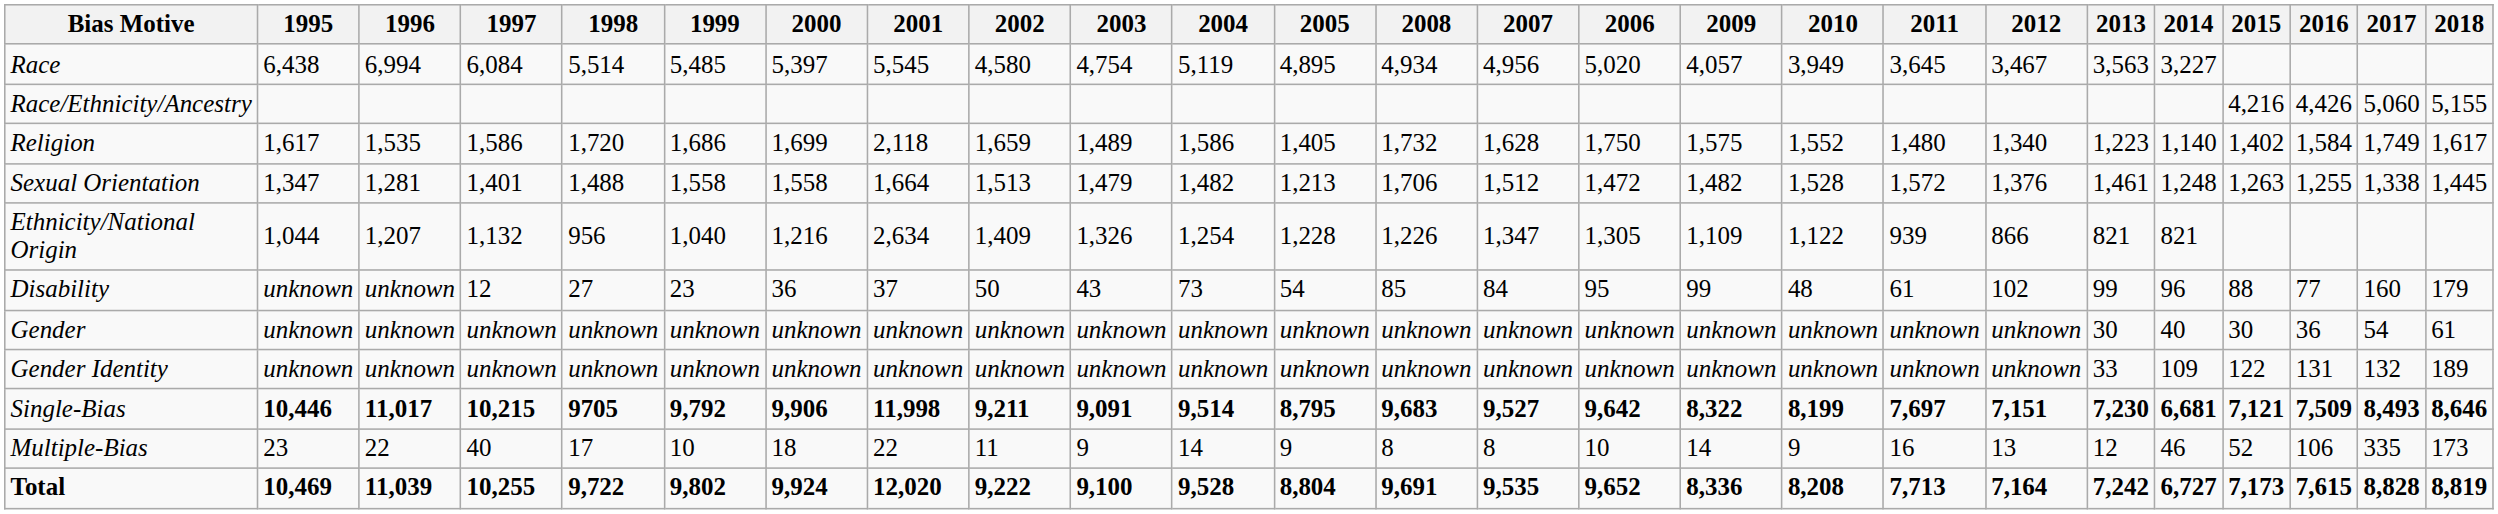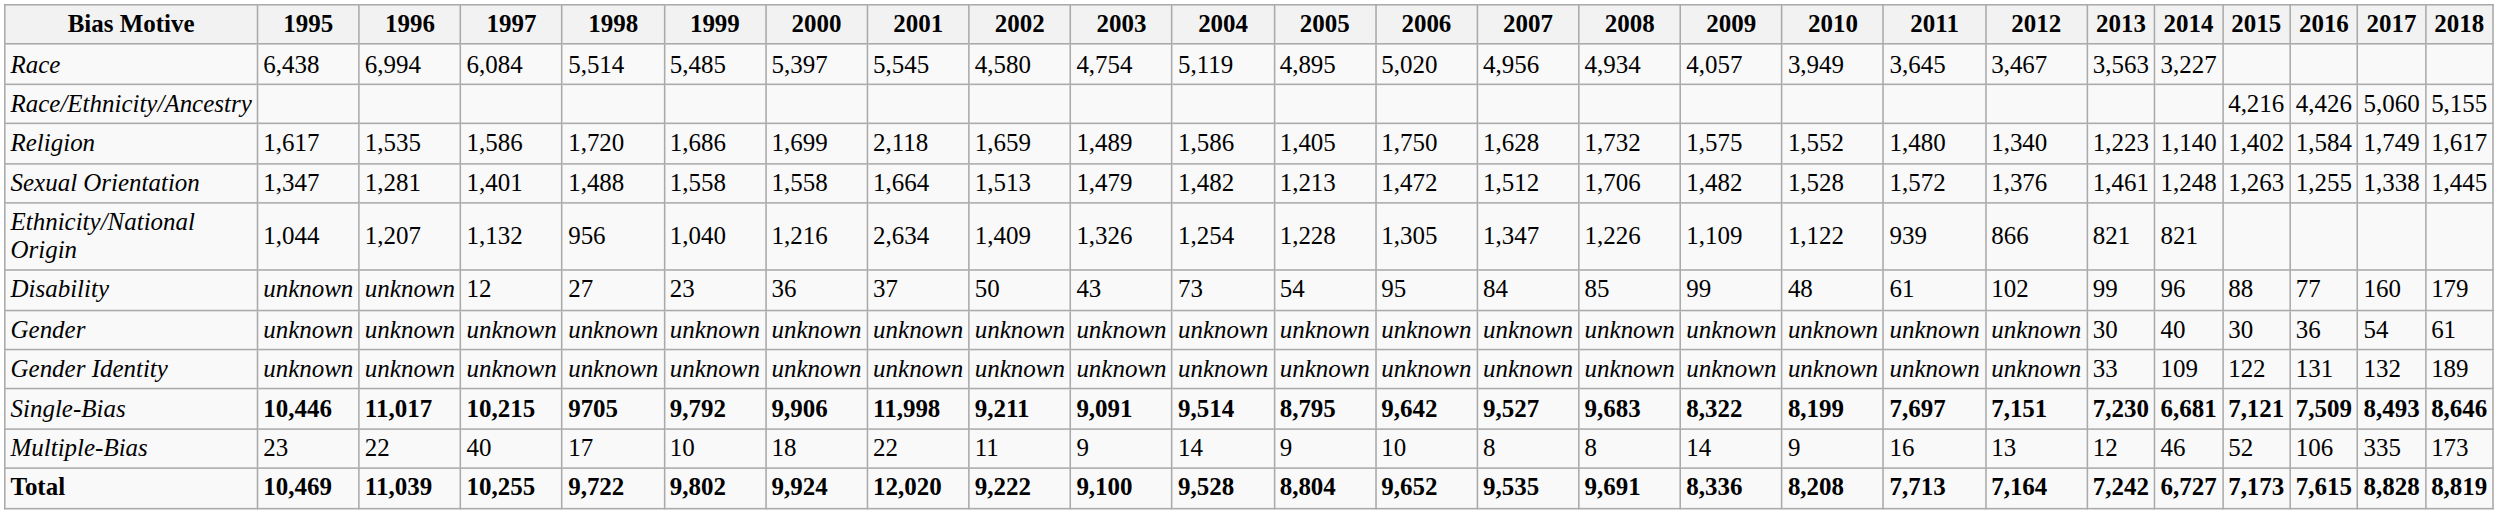columns swapped: (1630, 24) <-> (1426, 24)
